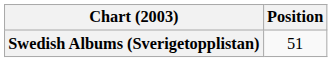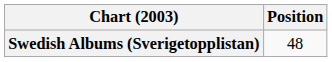(295, 43) 51 -> (295, 43) 48
